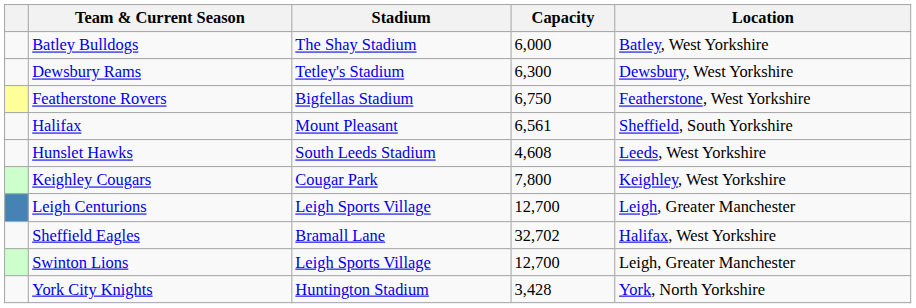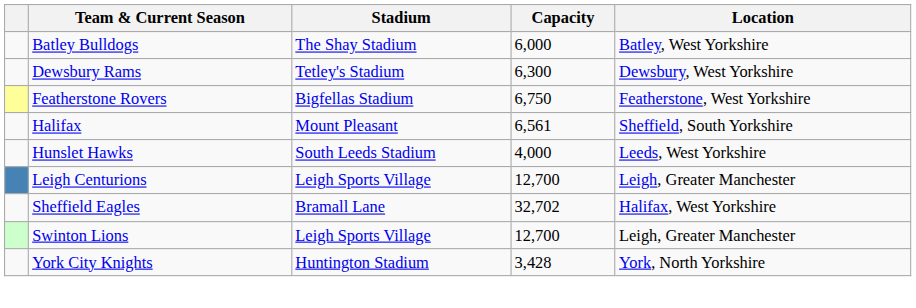(533, 153) 4,608 -> (533, 153) 4,000
- row: (92, 180)
